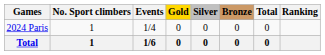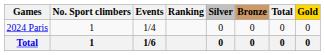columns swapped: (178, 12) <-> (300, 12)
